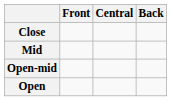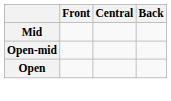- row: (32, 31)
